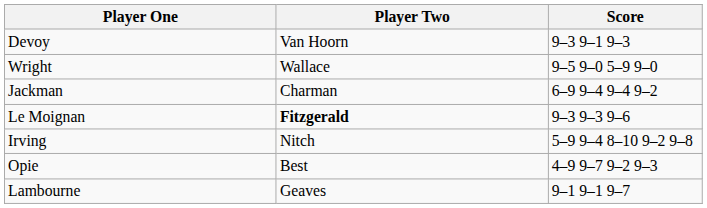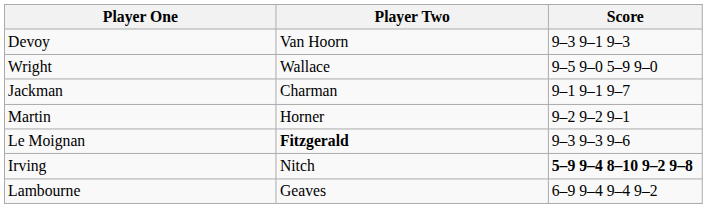(605, 91) 6–9 9–4 9–4 9–2 -> (591, 91) 9–1 9–1 9–7
+ row: (29, 116)
(622, 141) normal -> (622, 166) bold
- row: (23, 166)
(591, 191) 9–1 9–1 9–7 -> (605, 191) 6–9 9–4 9–4 9–2
